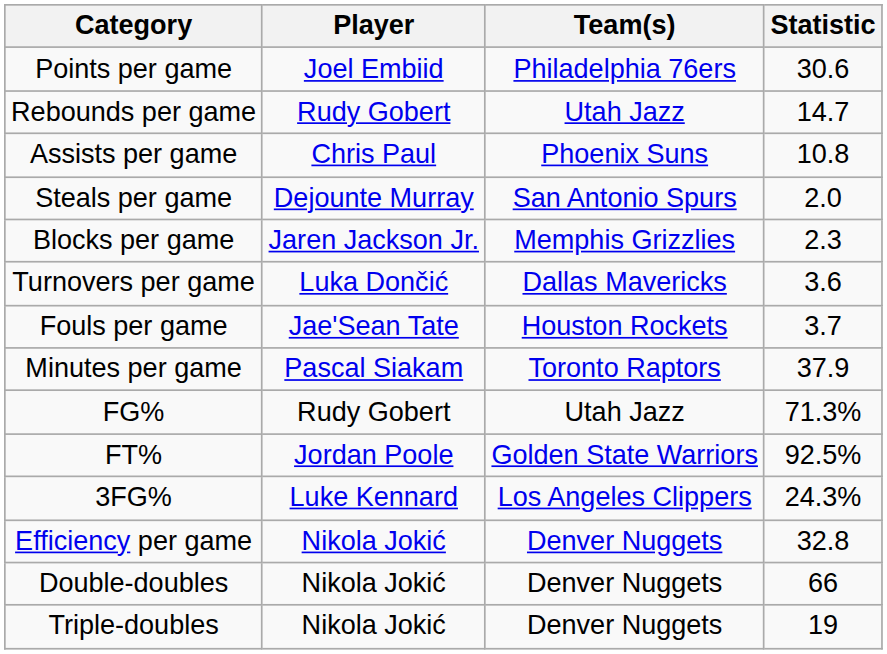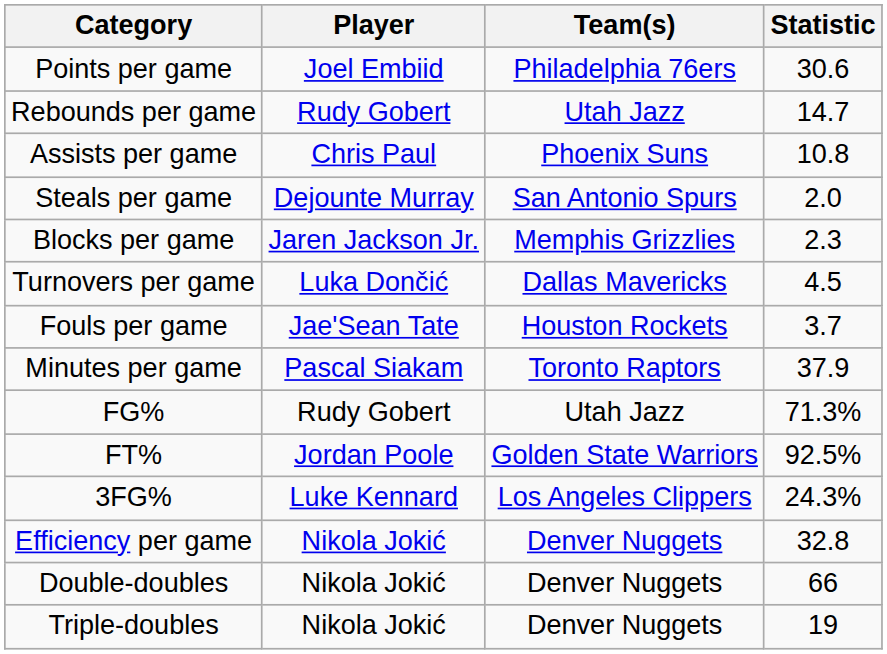(823, 283) 3.6 -> (823, 283) 4.5
